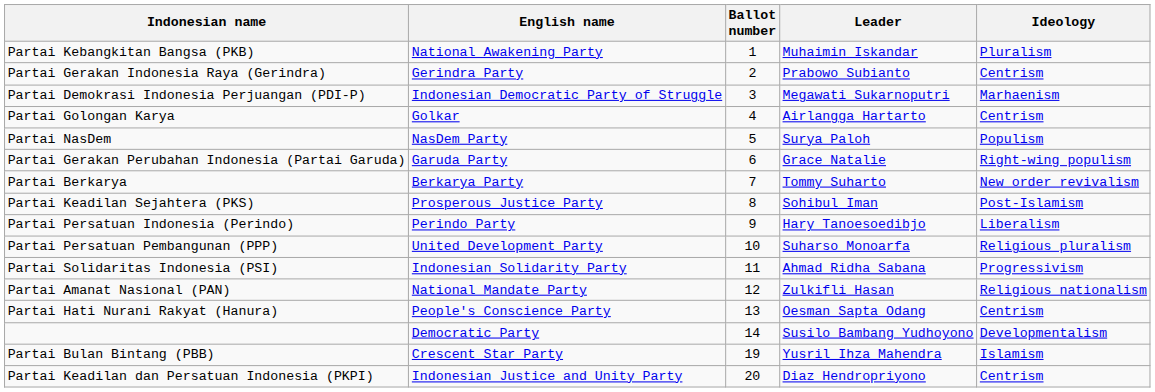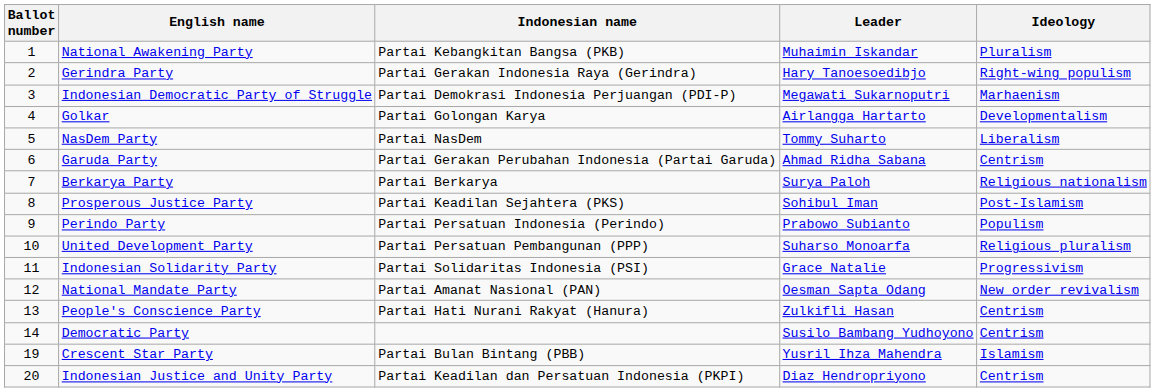columns swapped: (752, 23) <-> (207, 23)
(846, 74) Prabowo Subianto -> (854, 74) Hary Tanoesoedibjo
(1012, 74) Centrism -> (1055, 74) Right-wing populism
(1012, 117) Centrism -> (1044, 117) Developmentalism
(826, 139) Surya Paloh -> (834, 139) Tommy Suharto
(1012, 139) Populism -> (1020, 139) Liberalism
(834, 160) Grace Natalie -> (854, 160) Ahmad Ridha Sabana
(1055, 160) Right-wing populism -> (1012, 160) Centrism
(834, 182) Tommy Suharto -> (826, 182) Surya Paloh
(1059, 182) New order revivalism -> (1063, 182) Religious nationalism
(854, 225) Hary Tanoesoedibjo -> (846, 225) Prabowo Subianto
(1020, 225) Liberalism -> (1012, 225) Populism
(854, 268) Ahmad Ridha Sabana -> (834, 268) Grace Natalie
(838, 290) Zulkifli Hasan -> (854, 290) Oesman Sapta Odang
(1063, 290) Religious nationalism -> (1059, 290) New order revivalism
(854, 312) Oesman Sapta Odang -> (838, 312) Zulkifli Hasan
(1044, 333) Developmentalism -> (1012, 333) Centrism
